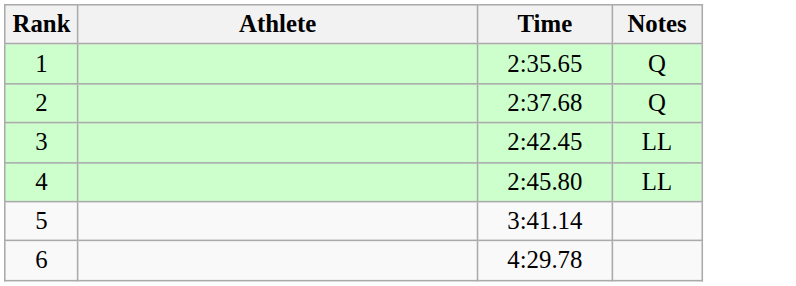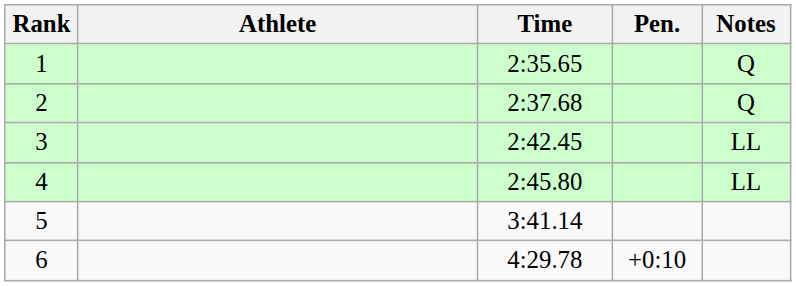+ column: (657, 24)
